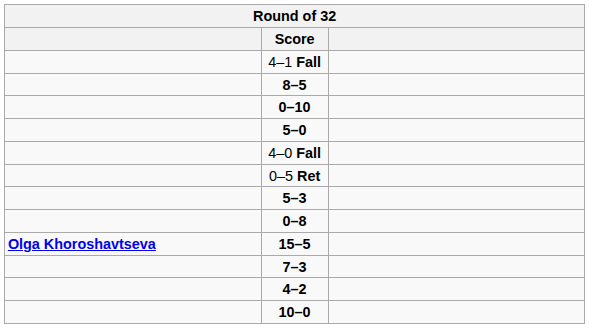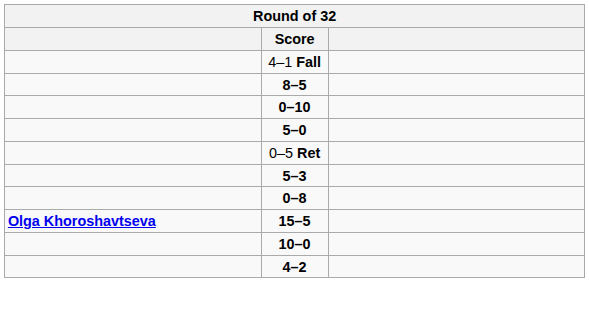- row: (295, 153)
- row: (295, 267)
rows swapped: (295, 312) <-> (295, 289)
